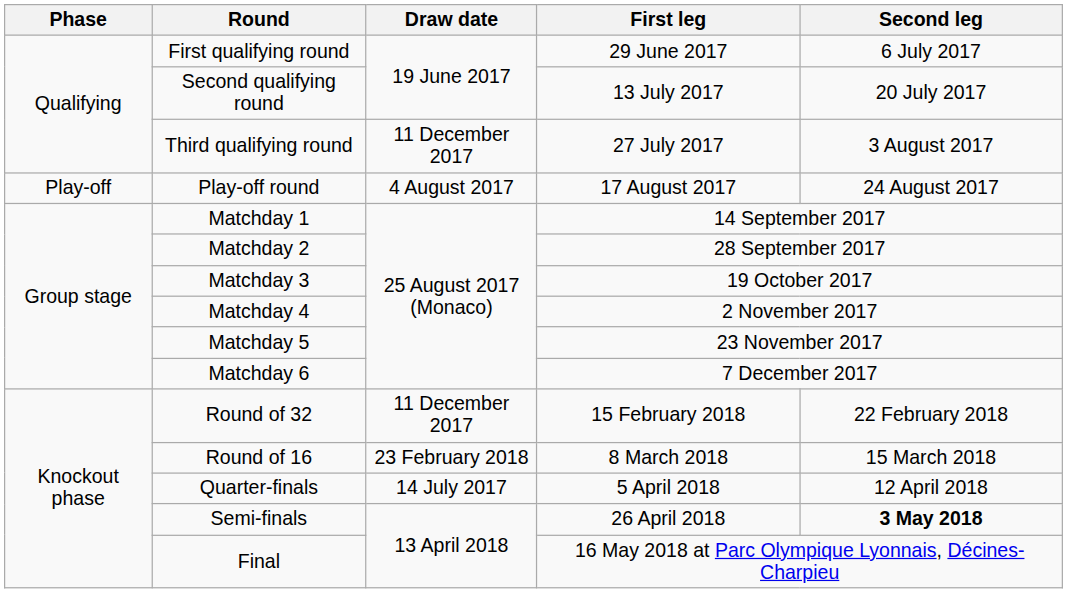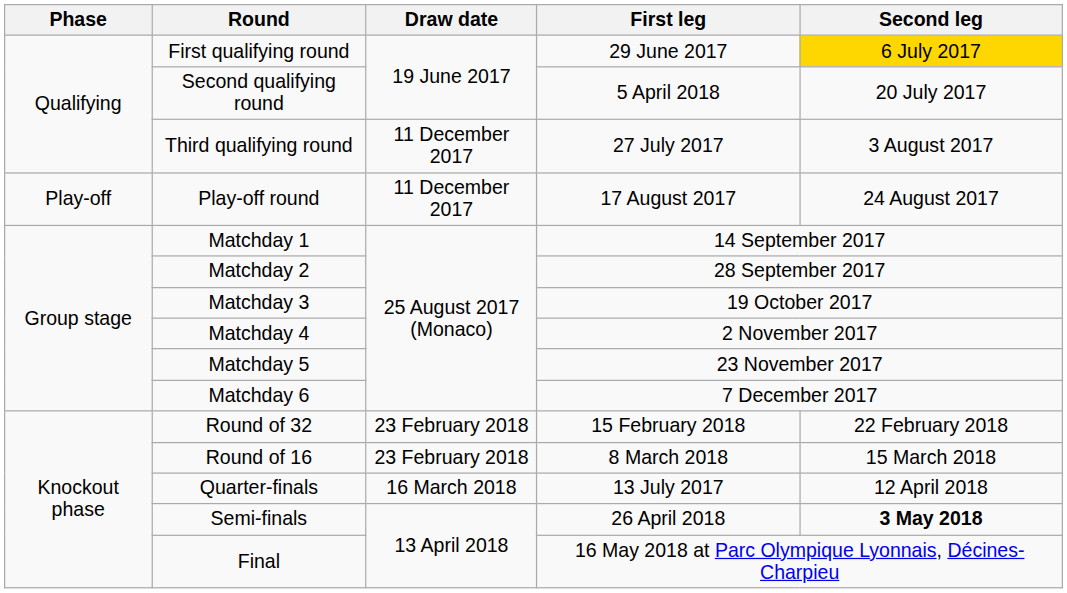(931, 50) no background -> (931, 50) gold background
(668, 92) 13 July 2017 -> (668, 92) 5 April 2018
(451, 187) 4 August 2017 -> (451, 198) 11 December 2017
(451, 415) 11 December 2017 -> (451, 426) 23 February 2018
(451, 488) 14 July 2017 -> (451, 488) 16 March 2018
(668, 488) 5 April 2018 -> (668, 488) 13 July 2017
